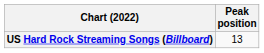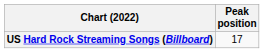(237, 39) 13 -> (237, 39) 17
